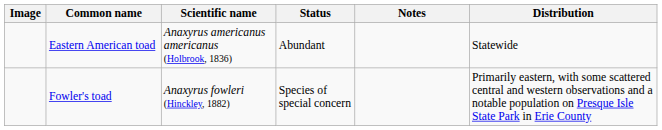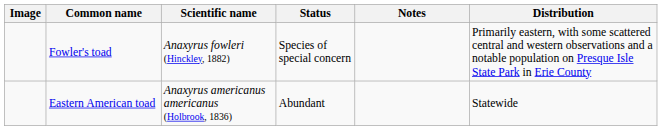rows swapped: (102, 45) <-> (80, 96)
